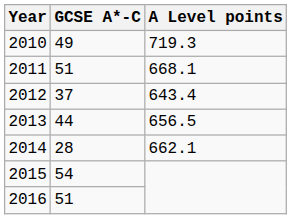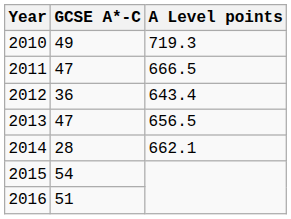(64, 70) 51 -> (64, 70) 47
(172, 70) 668.1 -> (172, 70) 666.5
(64, 96) 37 -> (64, 96) 36
(64, 122) 44 -> (64, 122) 47
